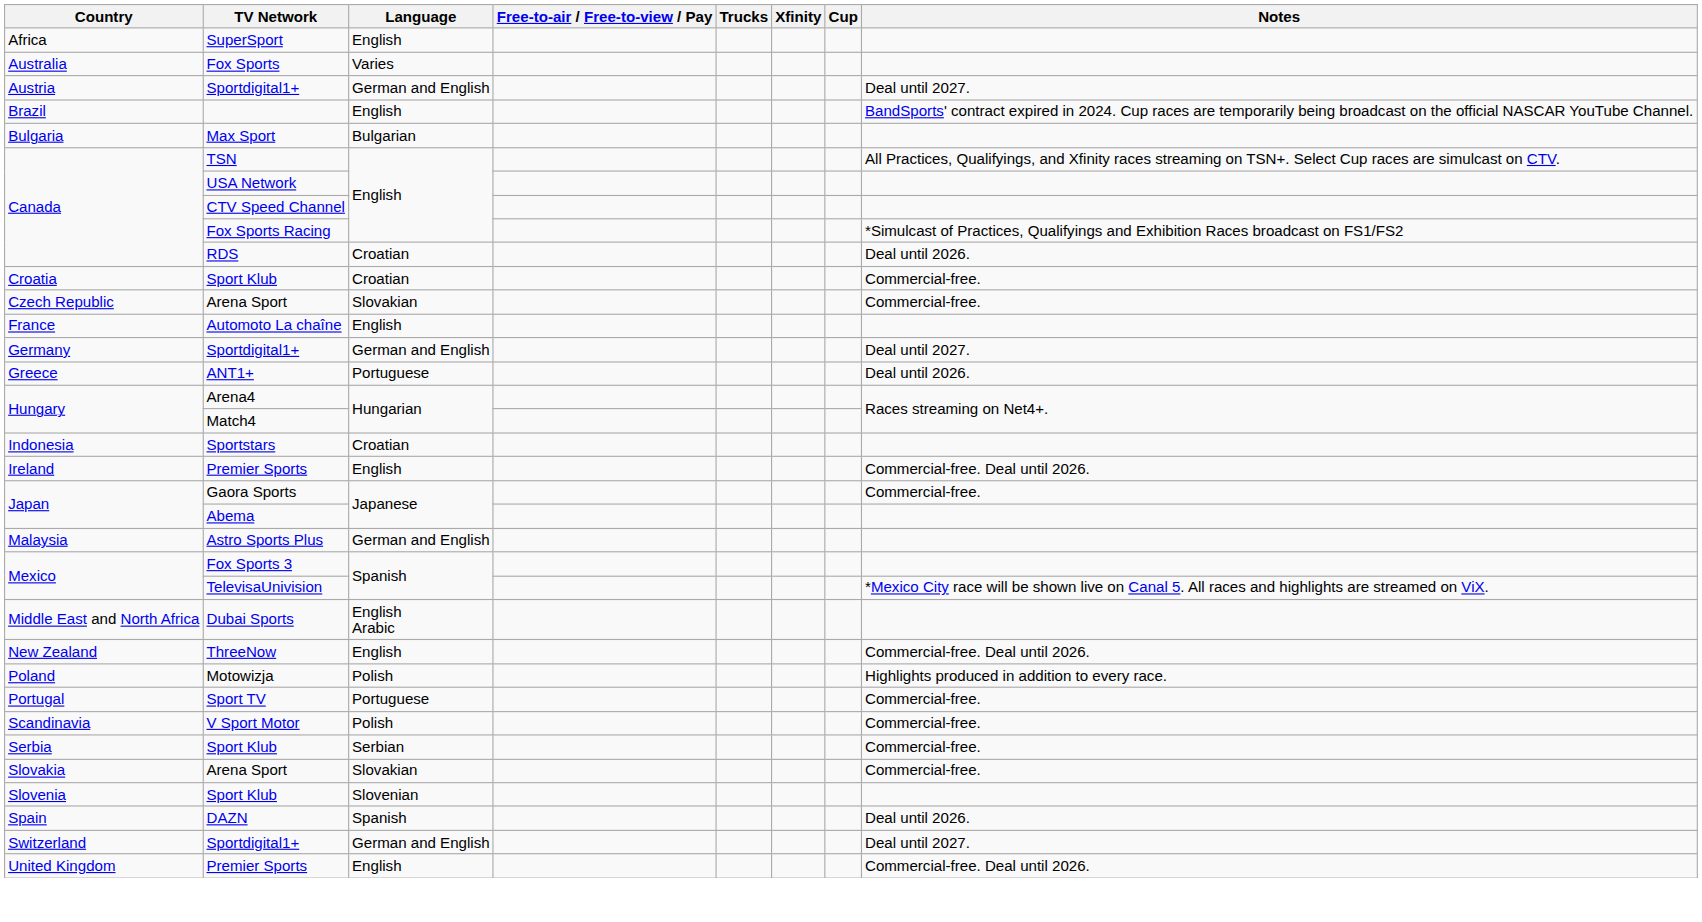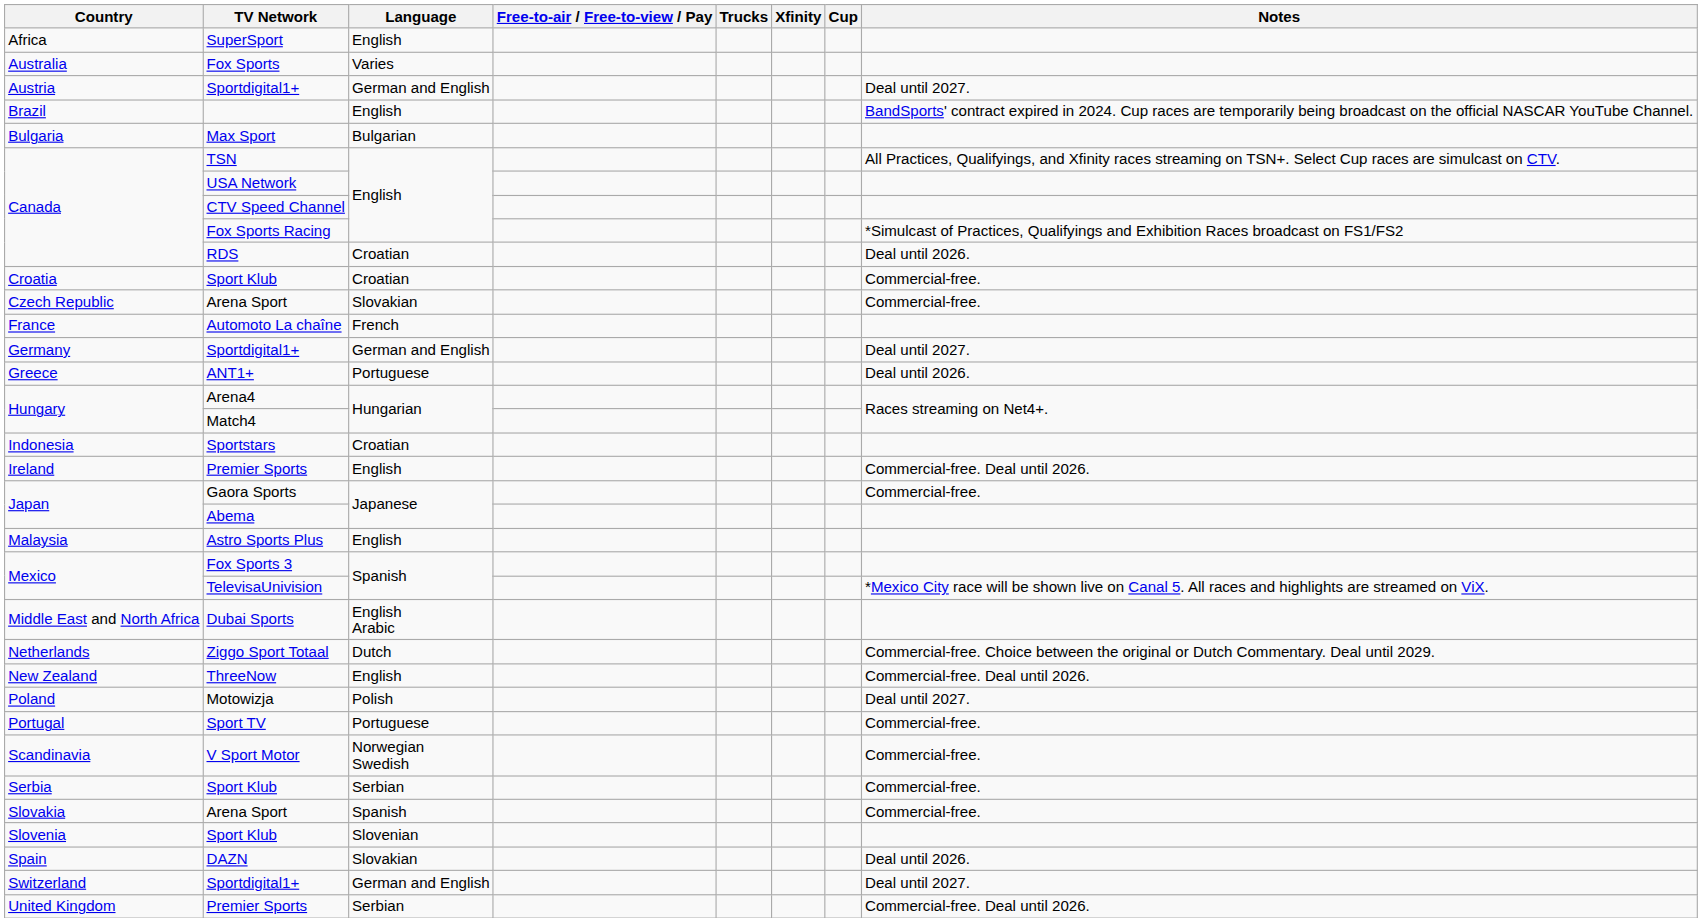(377, 325) English -> (376, 325) French
(421, 540) German and English -> (377, 540) English
+ row: (49, 651)
(1016, 675) Highlights produced in addition to every race. -> (917, 699) Deal until 2027.
(373, 723) Polish -> (388, 755) Norwegian Swedish
(385, 770) Slovakian -> (379, 811) Spanish
(379, 818) Spanish -> (385, 858) Slovakian
(377, 866) English -> (378, 906) Serbian
